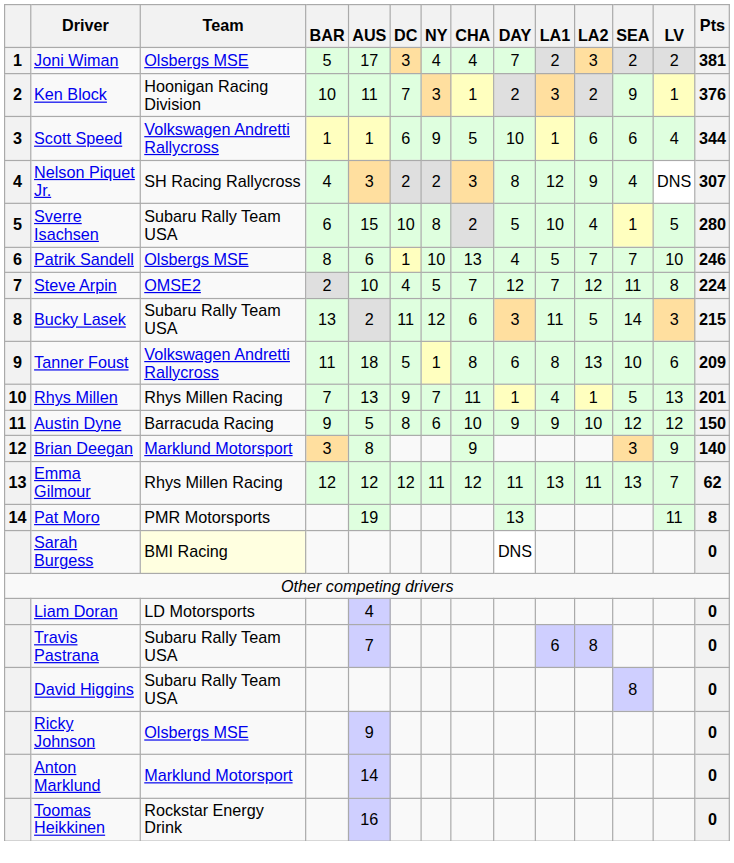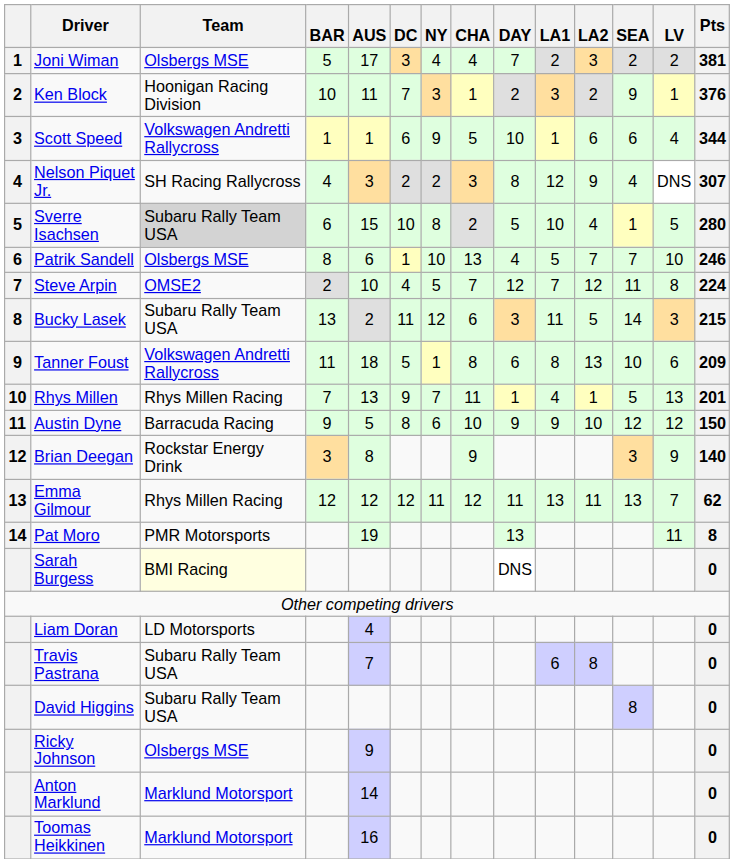(212, 225) no background -> (212, 225) lightgrey background
(218, 448) Marklund Motorsport -> (204, 457) Rockstar Energy Drink
(204, 819) Rockstar Energy Drink -> (218, 837) Marklund Motorsport
